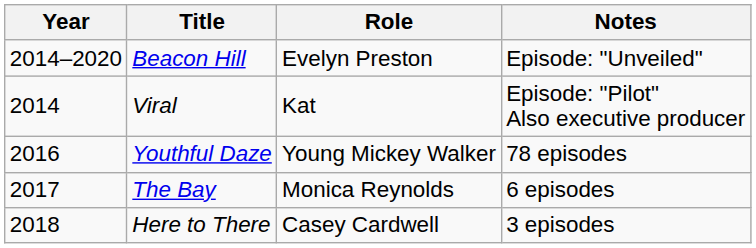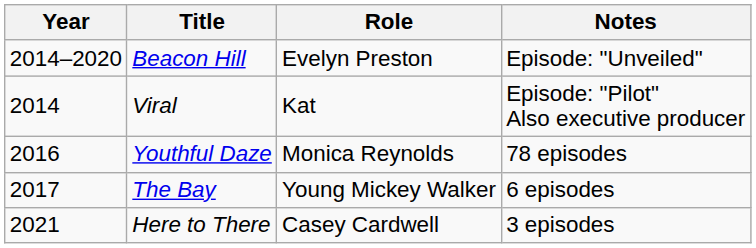(389, 154) Young Mickey Walker -> (368, 154) Monica Reynolds
(368, 189) Monica Reynolds -> (389, 189) Young Mickey Walker
(35, 225) 2018 -> (35, 225) 2021
